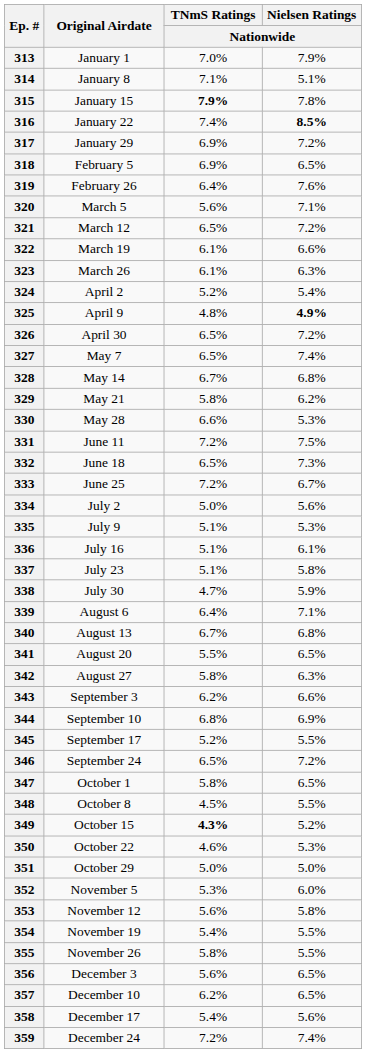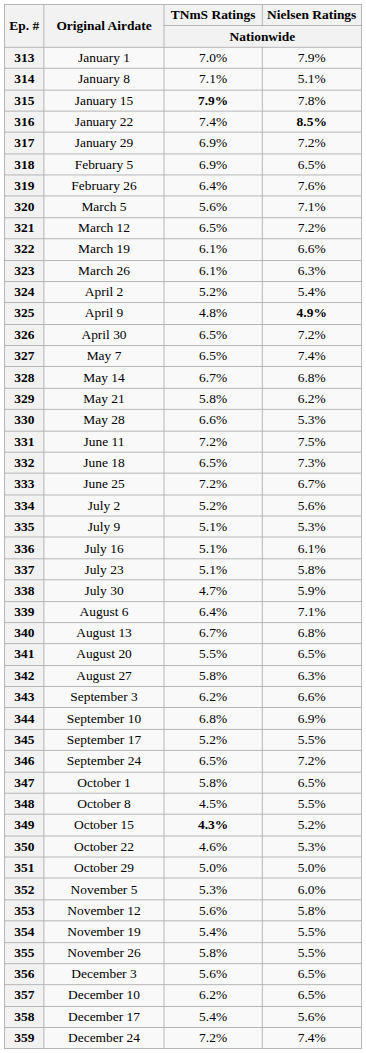(213, 505) 5.0% -> (213, 505) 5.2%
